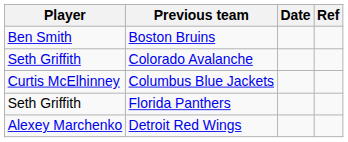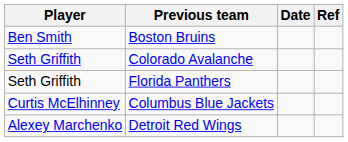rows swapped: (201, 81) <-> (180, 103)
